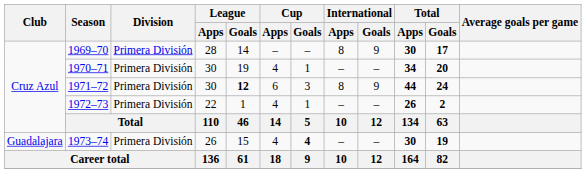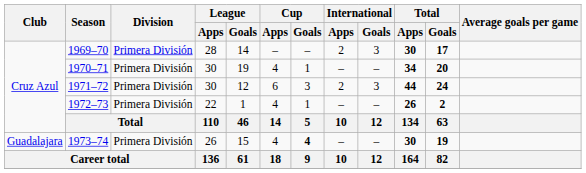(341, 50) 8 -> (341, 50) 2
(376, 50) 9 -> (376, 50) 3
(243, 86) bold -> (243, 86) normal
(341, 86) 8 -> (341, 86) 2
(376, 86) 9 -> (376, 86) 3
